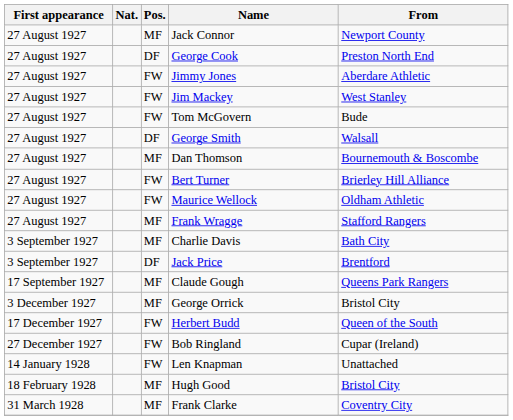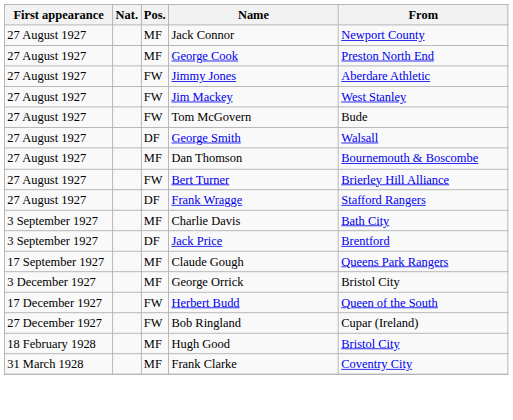(152, 56) DF -> (153, 56) MF
- row: (214, 199)
(153, 220) MF -> (152, 199) DF
- row: (207, 364)
